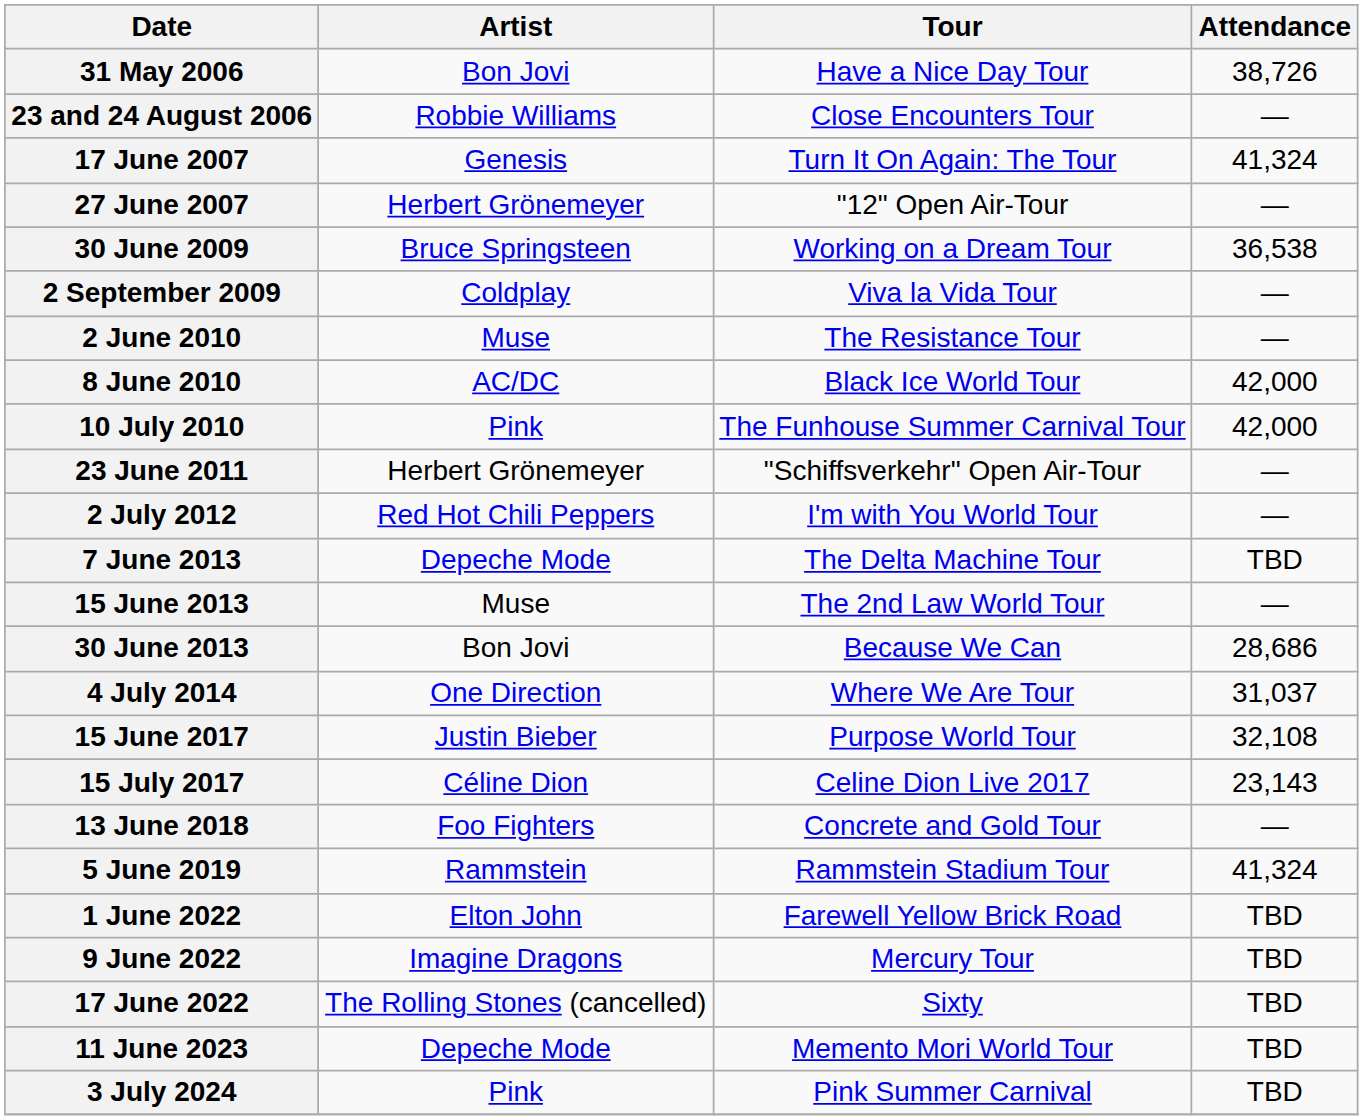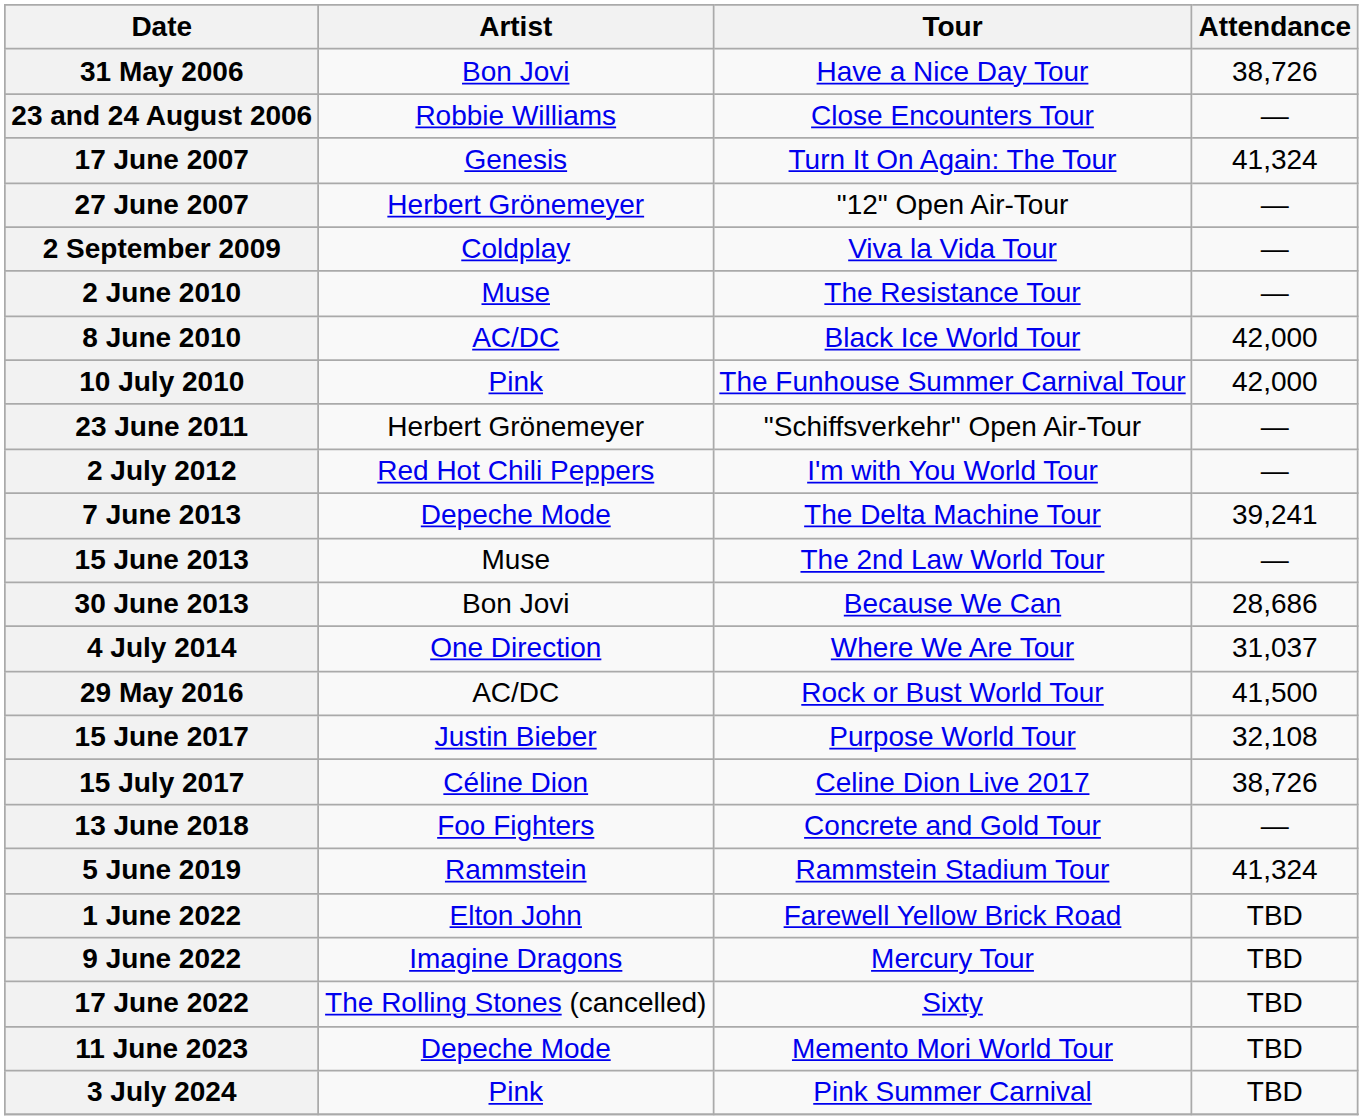- row: (162, 248)
(1275, 559) TBD -> (1275, 515) 39,241
+ row: (162, 692)
(1275, 781) 23,143 -> (1275, 781) 38,726
